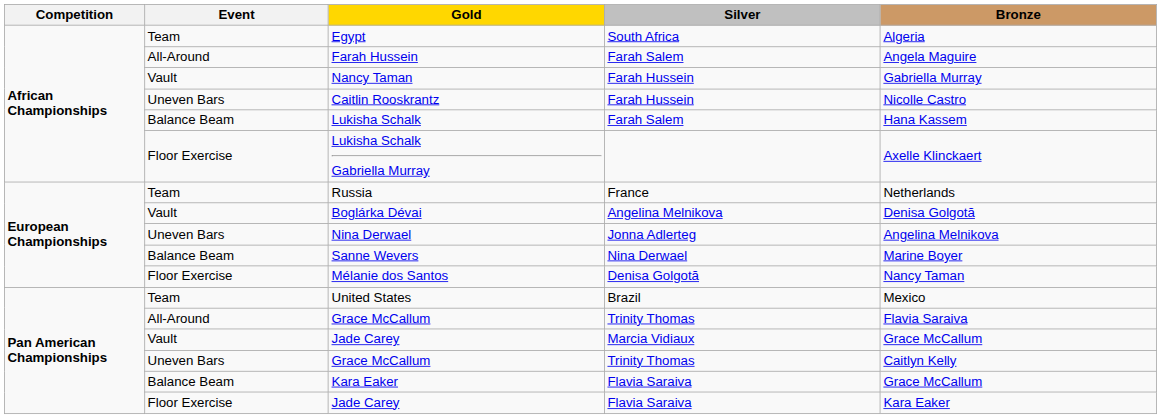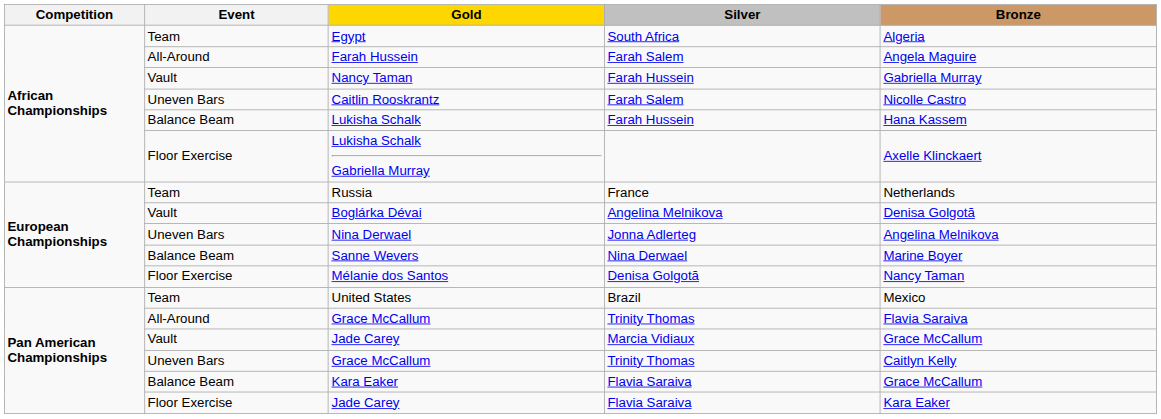(651, 99) Farah Hussein -> (645, 99) Farah Salem
(645, 120) Farah Salem -> (651, 120) Farah Hussein
